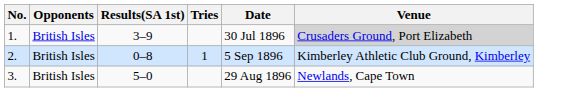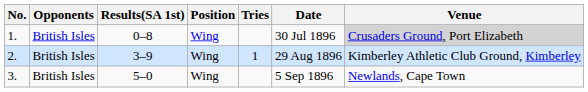+ column: (213, 14)
(143, 35) 3–9 -> (143, 35) 0–8
(143, 55) 0–8 -> (143, 55) 3–9
(254, 55) 5 Sep 1896 -> (308, 55) 29 Aug 1896
(258, 76) 29 Aug 1896 -> (304, 76) 5 Sep 1896
